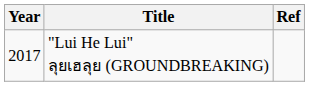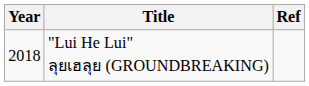(24, 55) 2017 -> (24, 55) 2018
